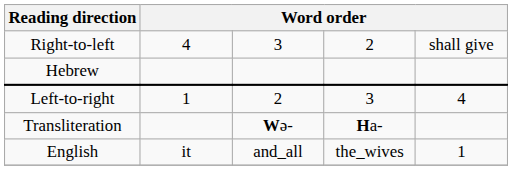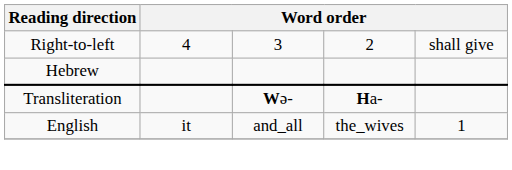- row: (72, 98)
